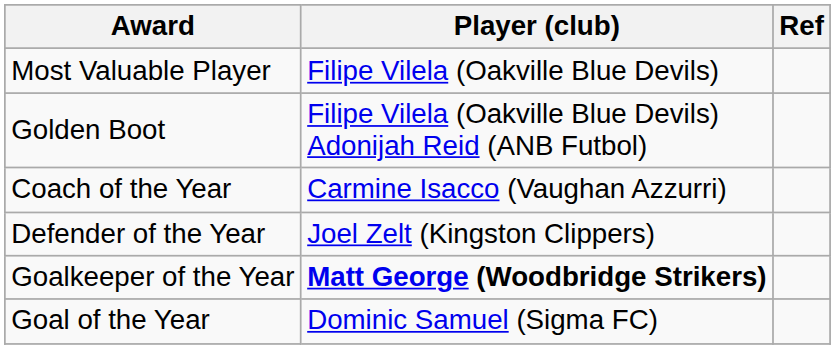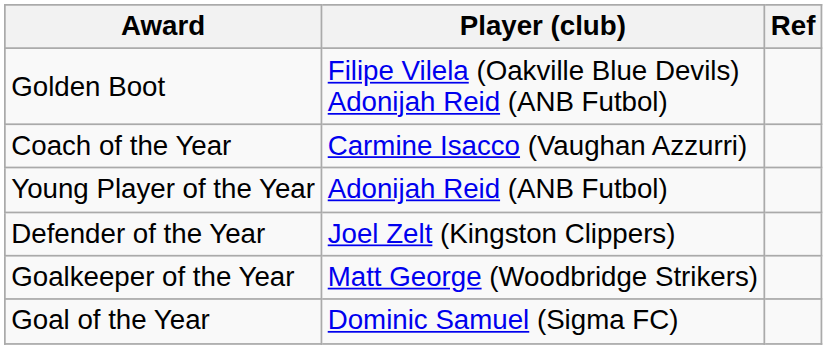- row: (141, 70)
+ row: (163, 189)
(537, 277) bold -> (543, 277) normal
